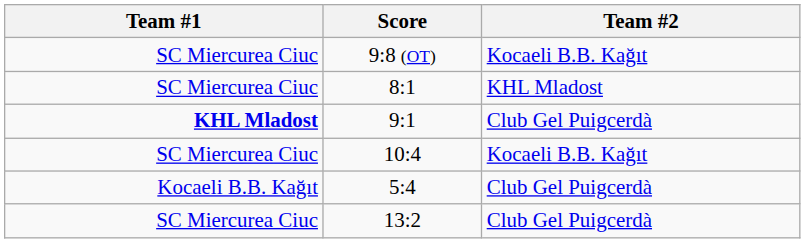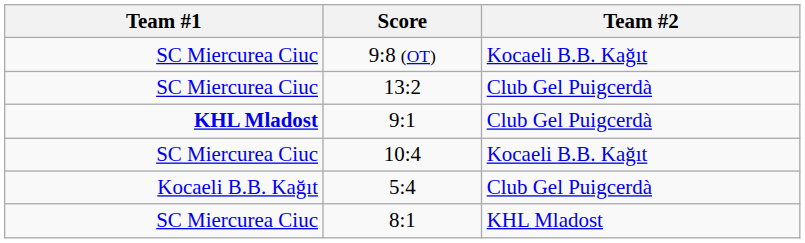rows swapped: (402, 220) <-> (402, 87)
